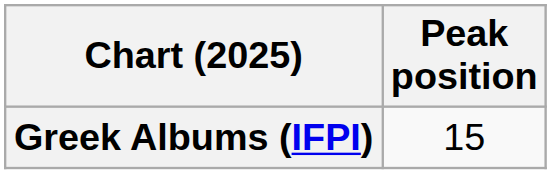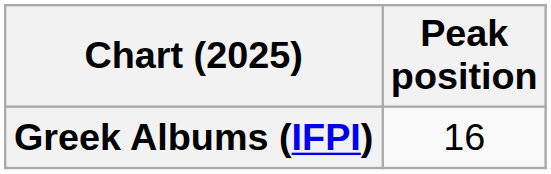(464, 136) 15 -> (464, 136) 16
